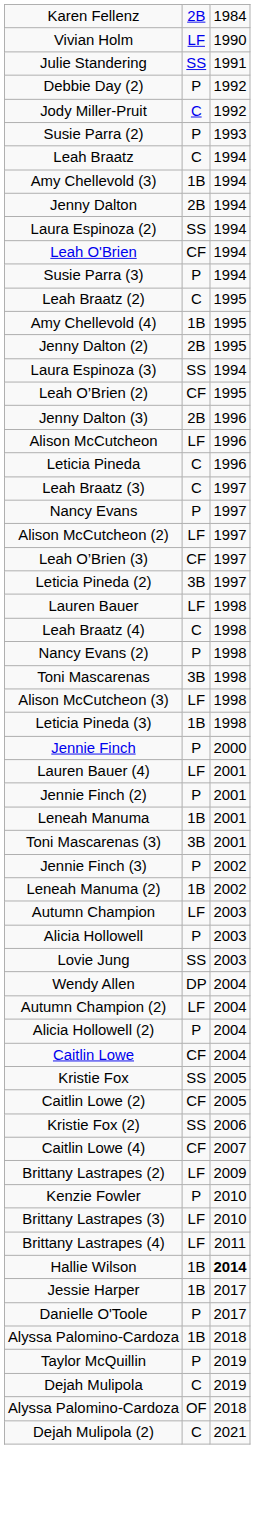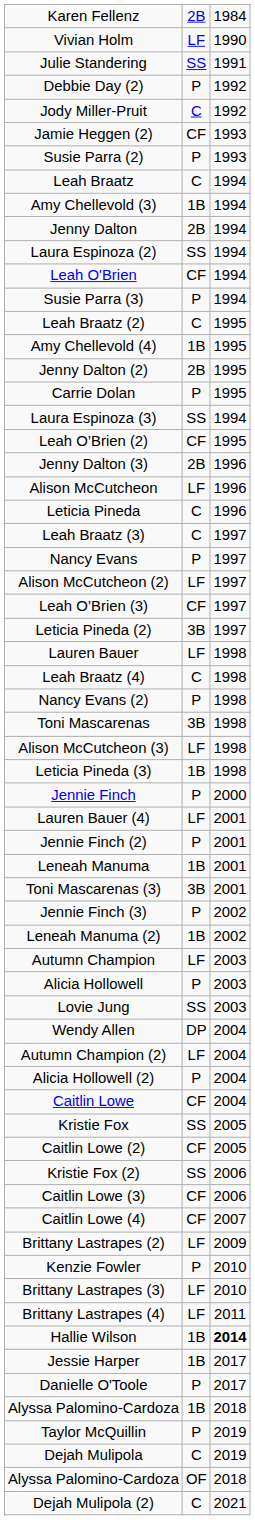+ row: (93, 134)
+ row: (93, 393)
+ row: (93, 1196)
